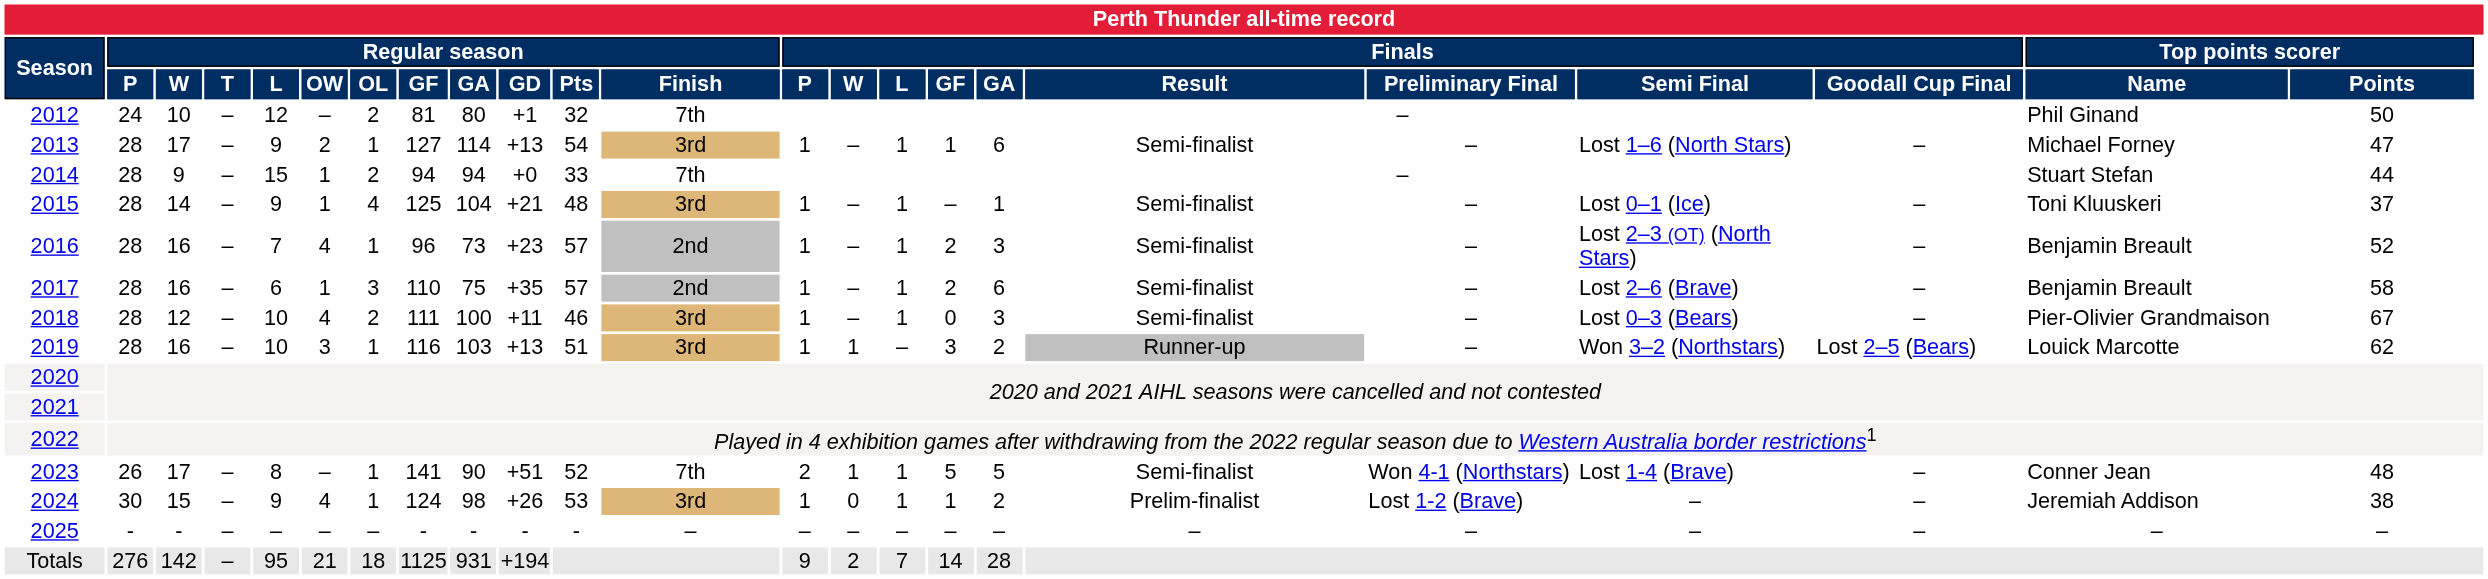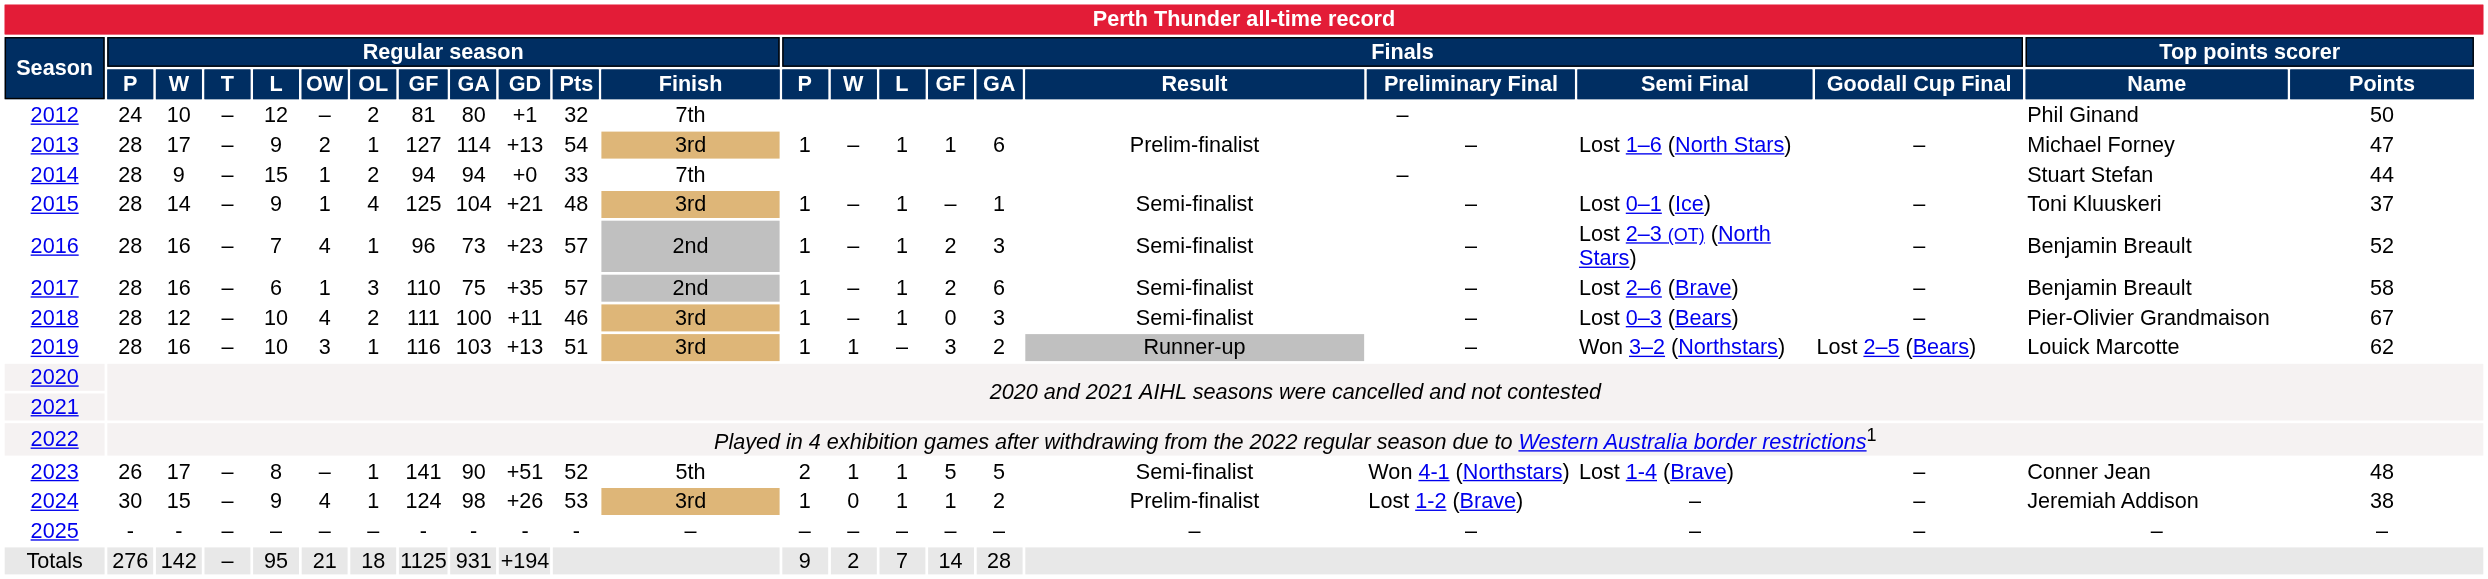(1195, 144) Semi-finalist -> (1195, 144) Prelim-finalist
(691, 472) 7th -> (691, 472) 5th
